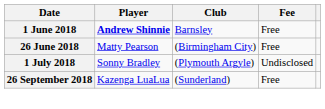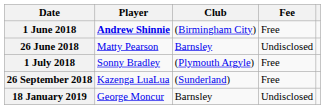(194, 29) Barnsley -> (215, 29) (Birmingham City)
(215, 46) (Birmingham City) -> (194, 46) Barnsley
(270, 46) Free -> (287, 46) Undisclosed
(287, 63) Undisclosed -> (270, 63) Free
+ row: (49, 96)
